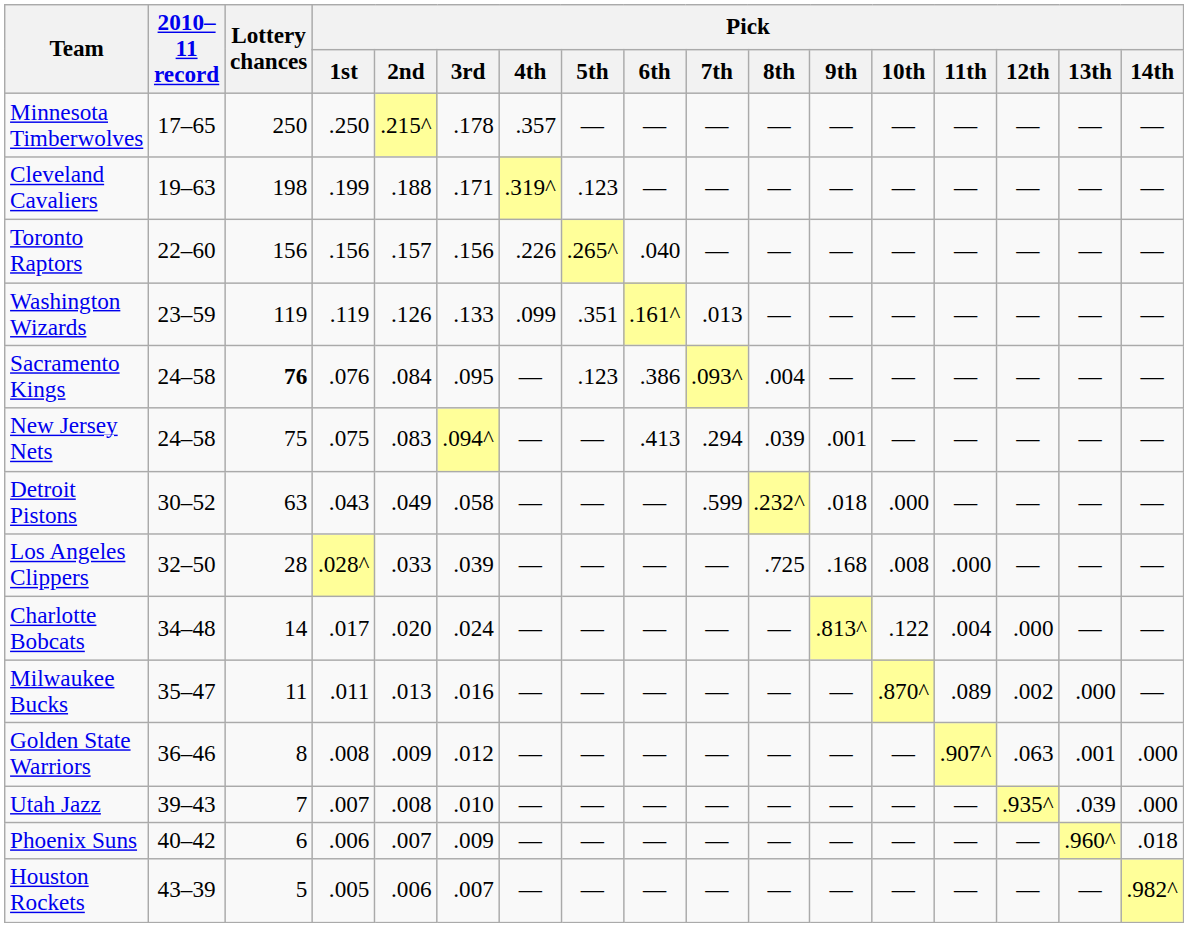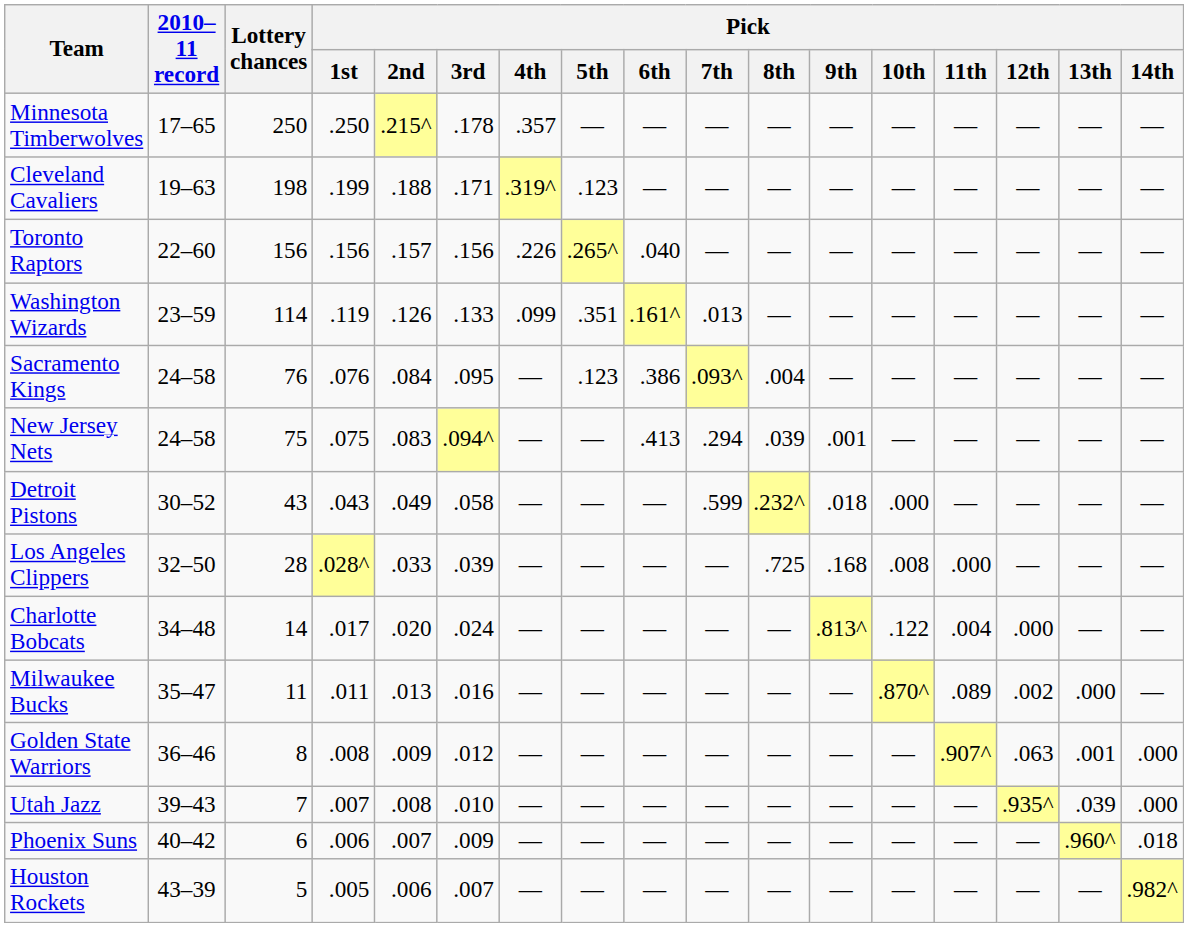(290, 313) 119 -> (290, 313) 114
(296, 376) bold -> (296, 376) normal
(296, 502) 63 -> (296, 502) 43
